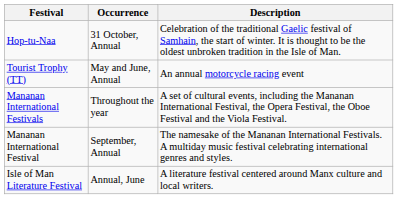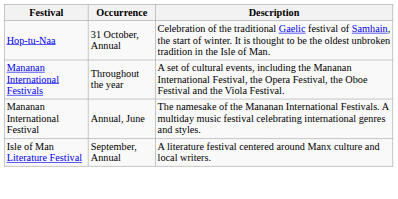- row: (37, 73)
(113, 146) September, Annual -> (118, 118) Annual, June
(117, 180) Annual, June -> (114, 152) September, Annual
